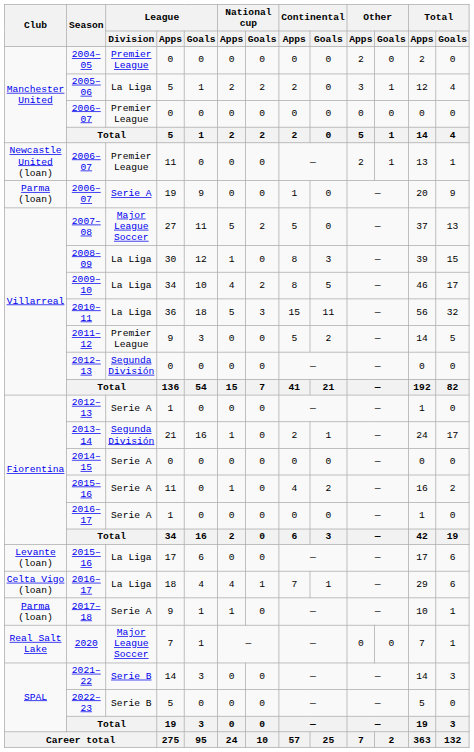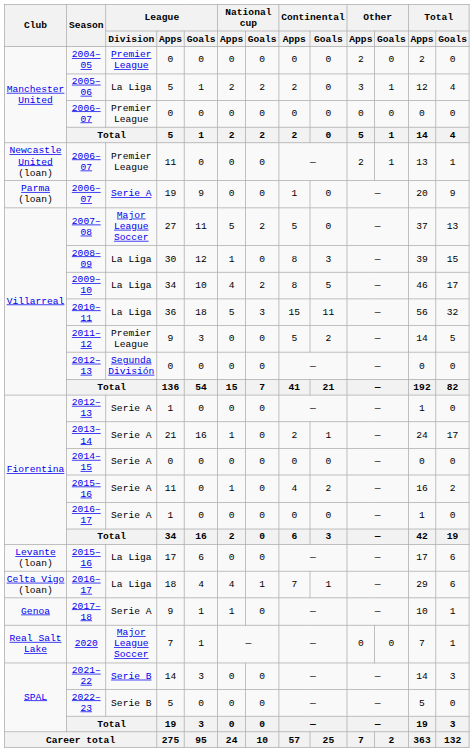(131, 435) Segunda División -> (131, 435) Serie A
(36, 611) Parma (loan) -> (36, 611) Genoa
